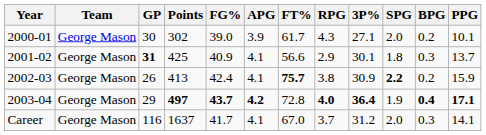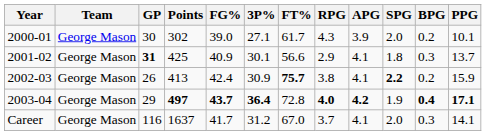columns swapped: (366, 15) <-> (261, 15)
